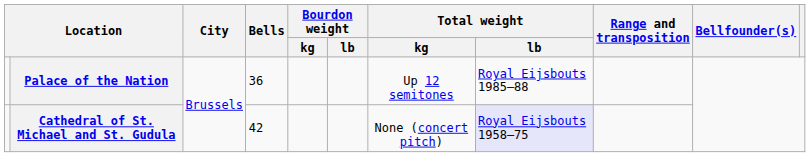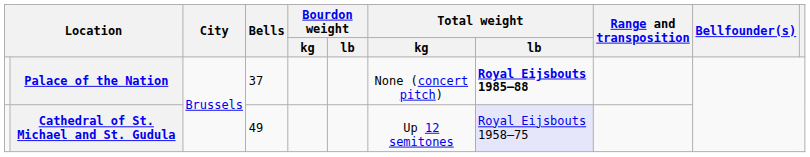(256, 81) 36 -> (256, 81) 37
(421, 88) Up 12 semitones -> (421, 88) None (concert pitch)
(532, 81) normal -> (532, 81) bold
(256, 128) 42 -> (256, 128) 49
(421, 135) None (concert pitch) -> (421, 135) Up 12 semitones
